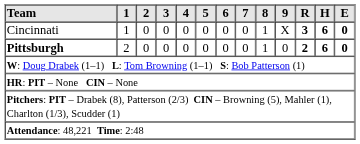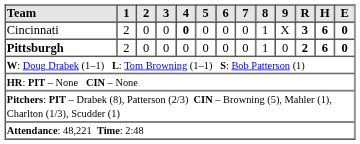(126, 30) 1 -> (126, 30) 2
(186, 30) normal -> (186, 30) bold
